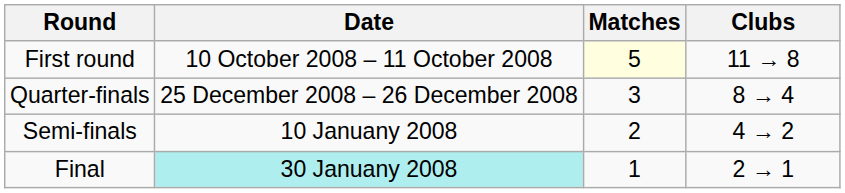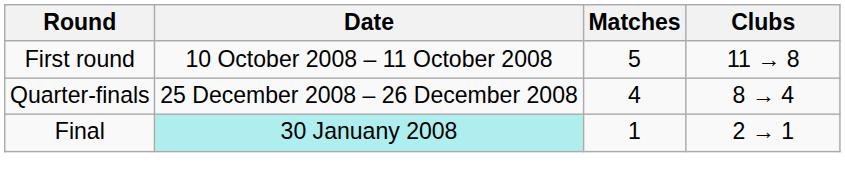(634, 59) lightyellow background -> (634, 59) no background
(634, 95) 3 -> (634, 95) 4
- row: (80, 132)
